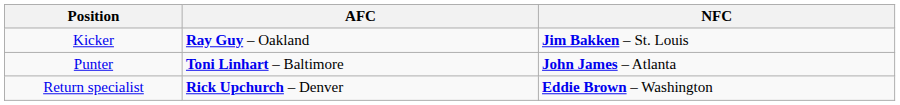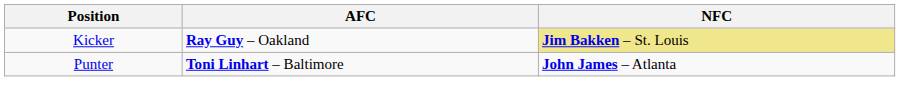(615, 40) no background -> (615, 40) khaki background
- row: (93, 87)
